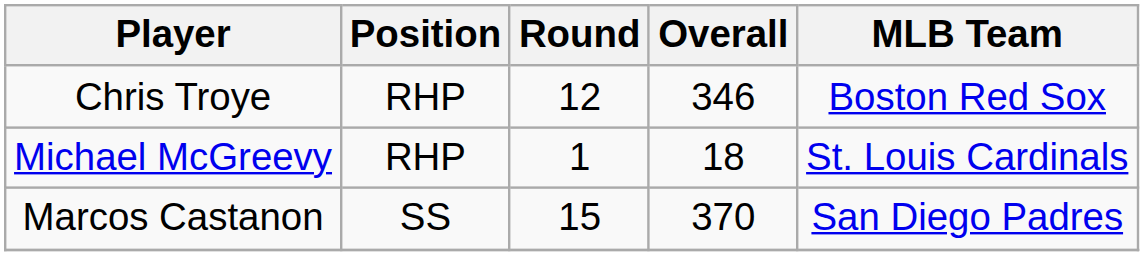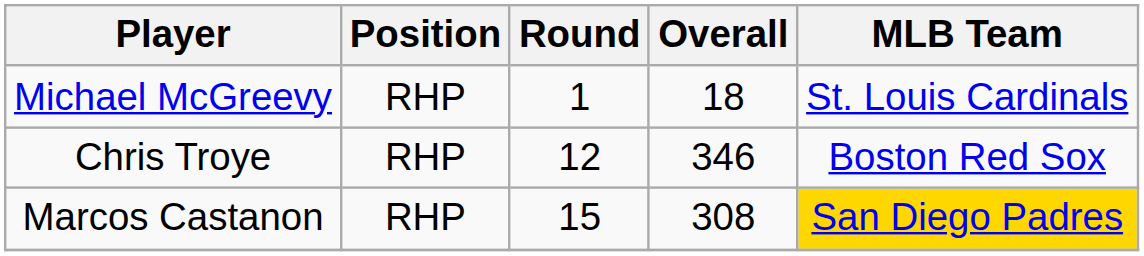rows swapped: (173, 156) <-> (173, 95)
(425, 217) SS -> (425, 217) RHP
(723, 217) 370 -> (723, 217) 308
(967, 217) no background -> (967, 217) gold background
